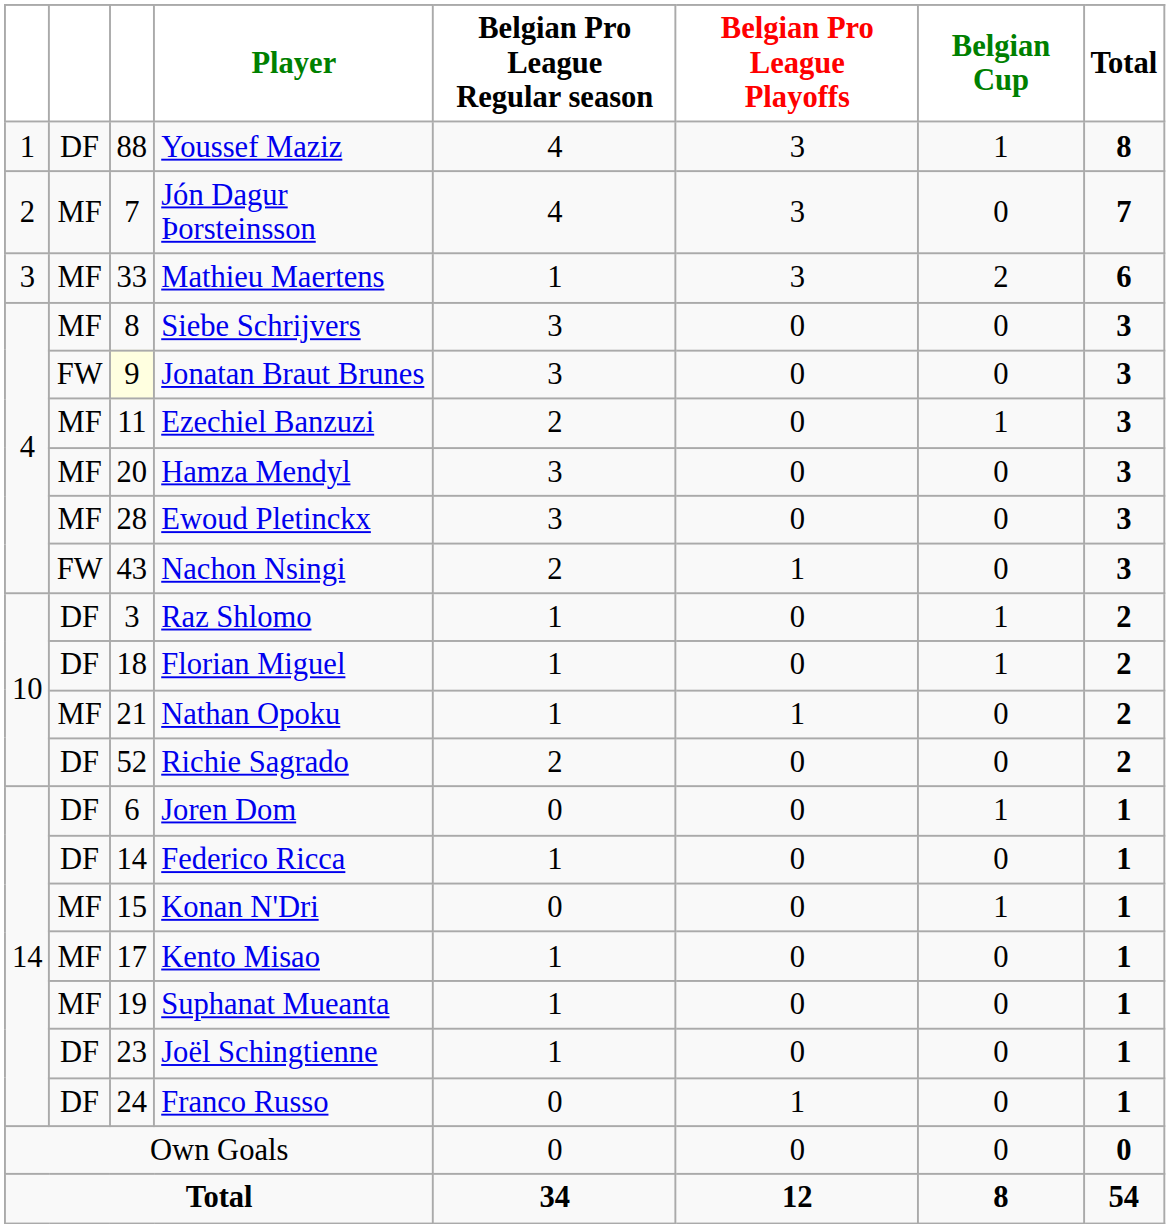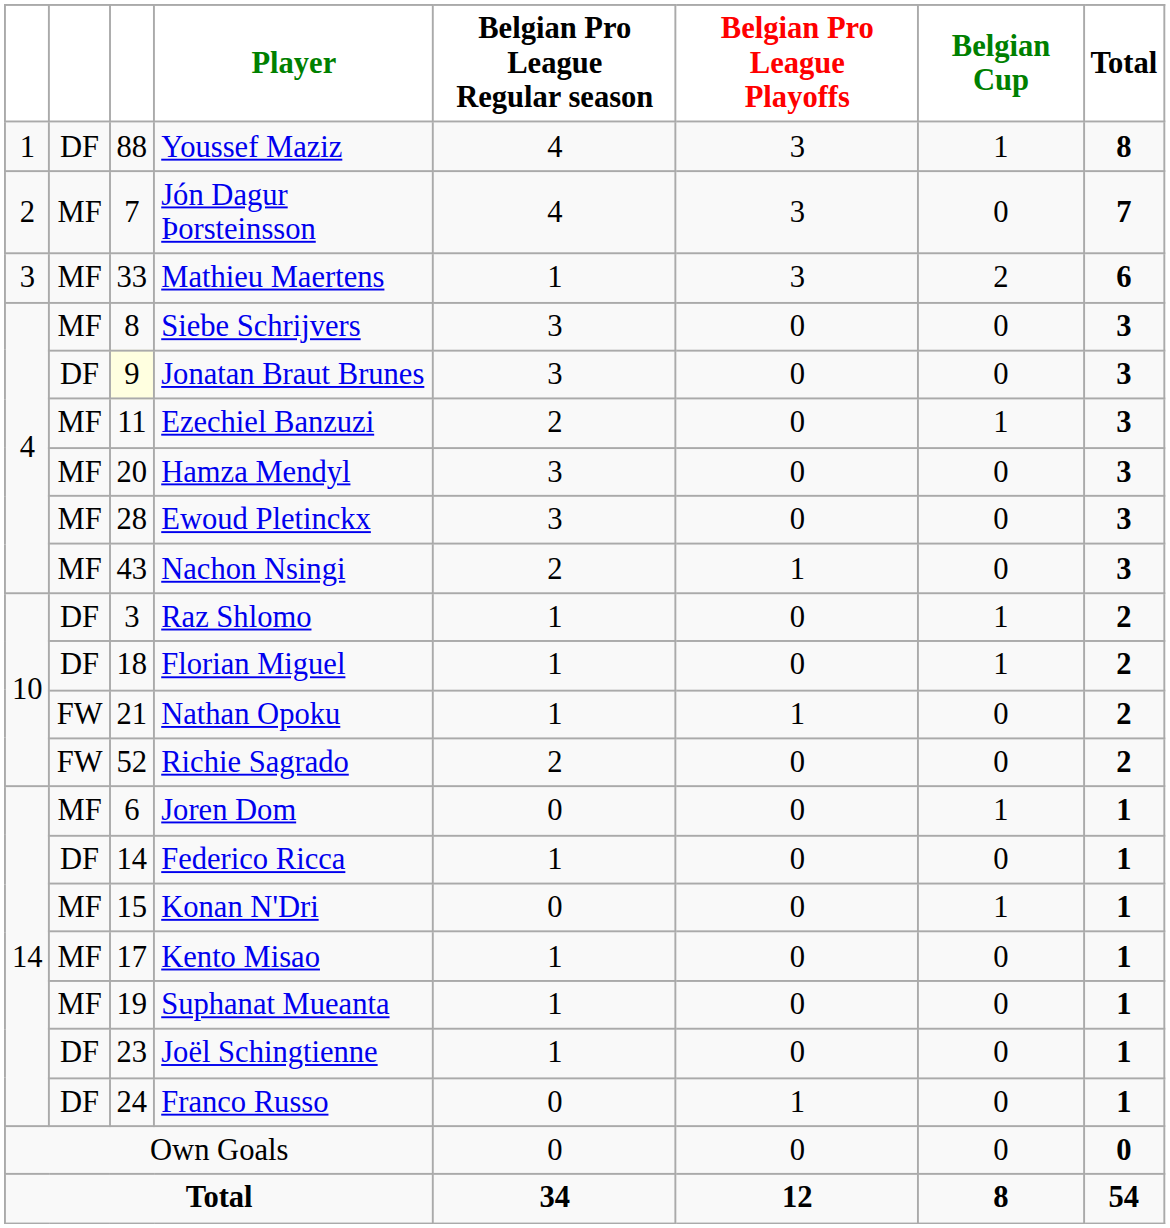(80, 374) FW -> (80, 374) DF
(80, 568) FW -> (80, 568) MF
(80, 713) MF -> (80, 713) FW
(80, 761) DF -> (80, 761) FW
(80, 810) DF -> (80, 810) MF
